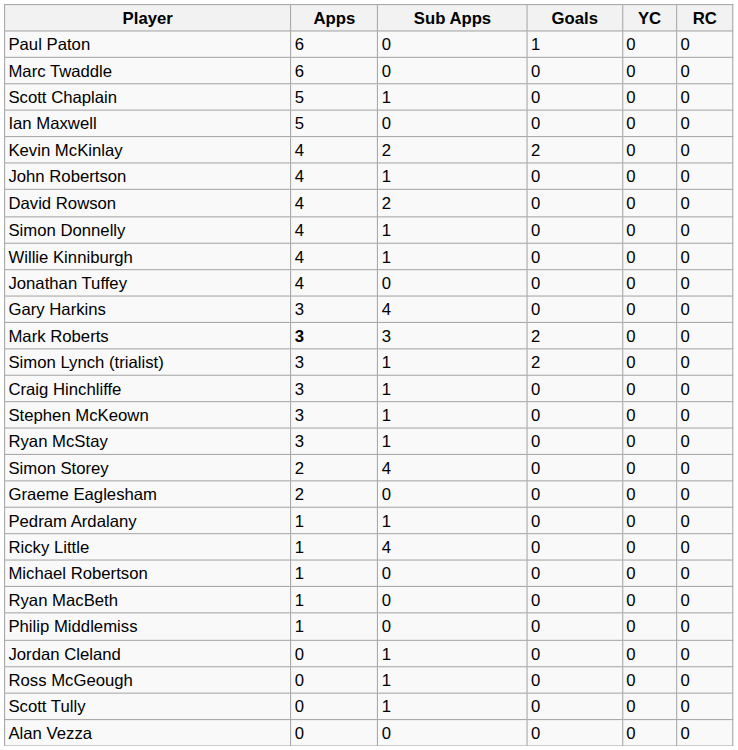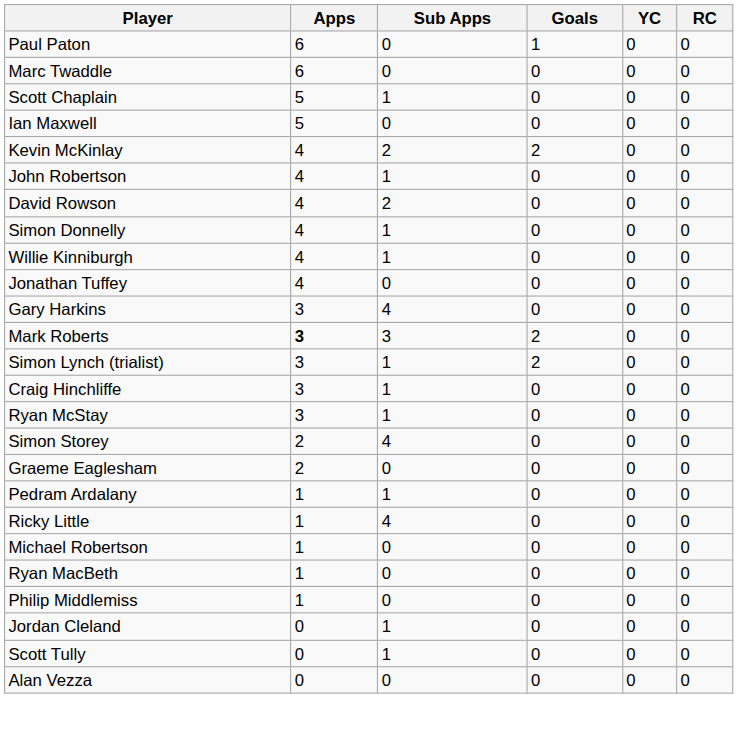- row: (79, 415)
- row: (71, 680)
